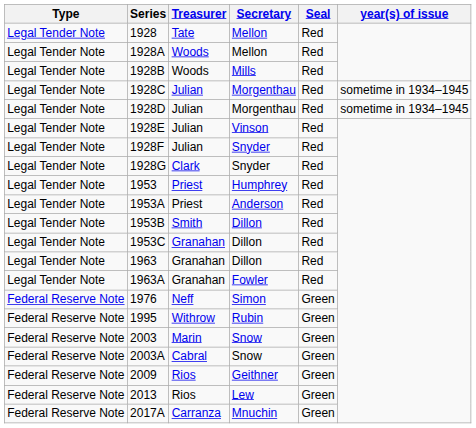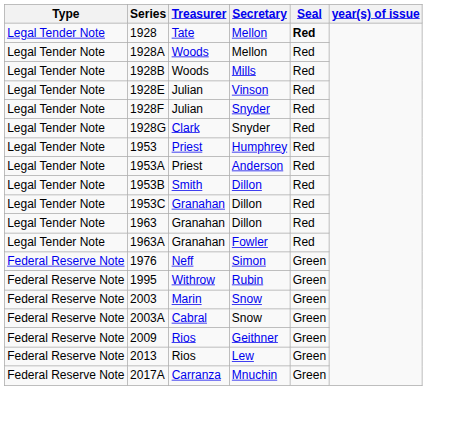(312, 33) normal -> (304, 33) bold
- row: (148, 90)
- row: (148, 109)
